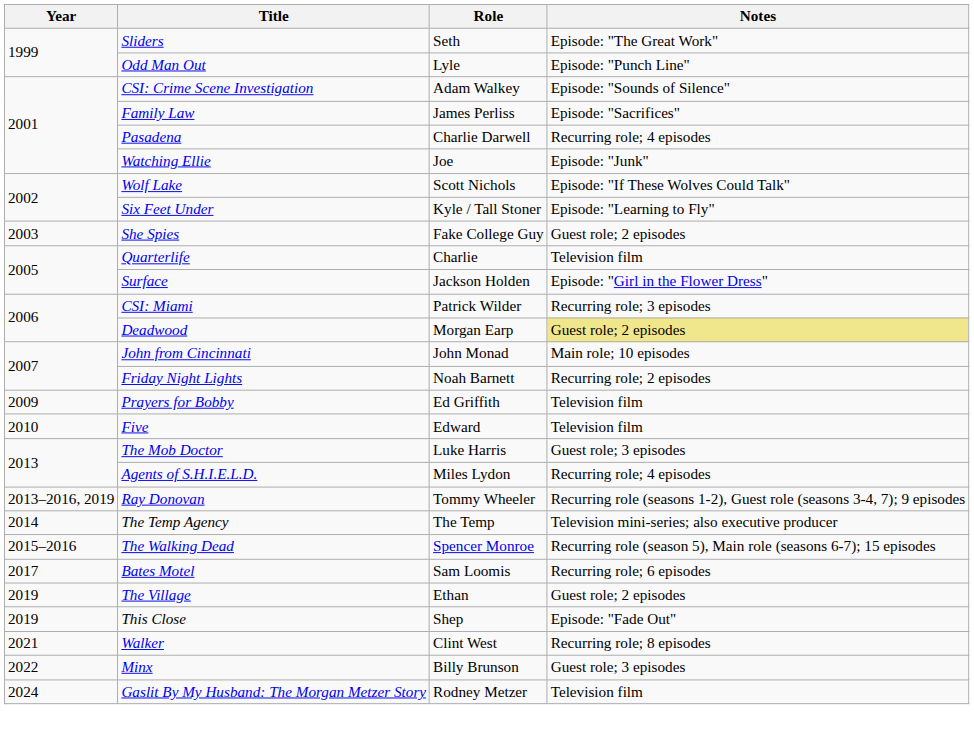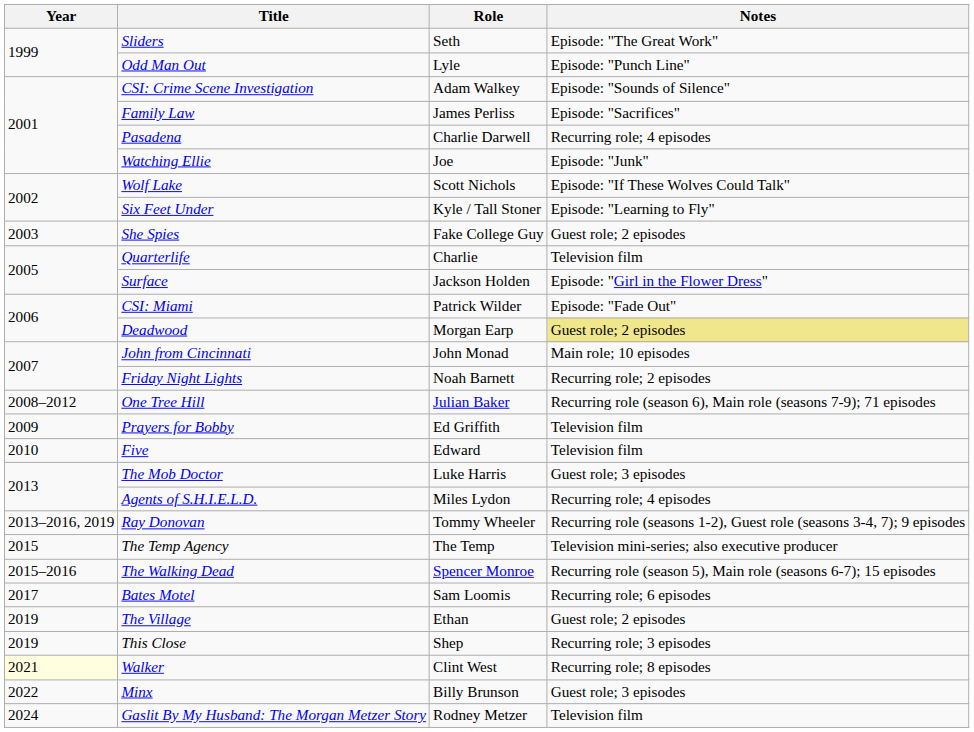(631, 305) Recurring role; 3 episodes -> (613, 305) Episode: "Fade Out"
+ row: (163, 402)
(23, 522) 2014 -> (23, 546) 2015
(613, 619) Episode: "Fade Out" -> (631, 643) Recurring role; 3 episodes
(23, 643) no background -> (23, 667) lightyellow background
